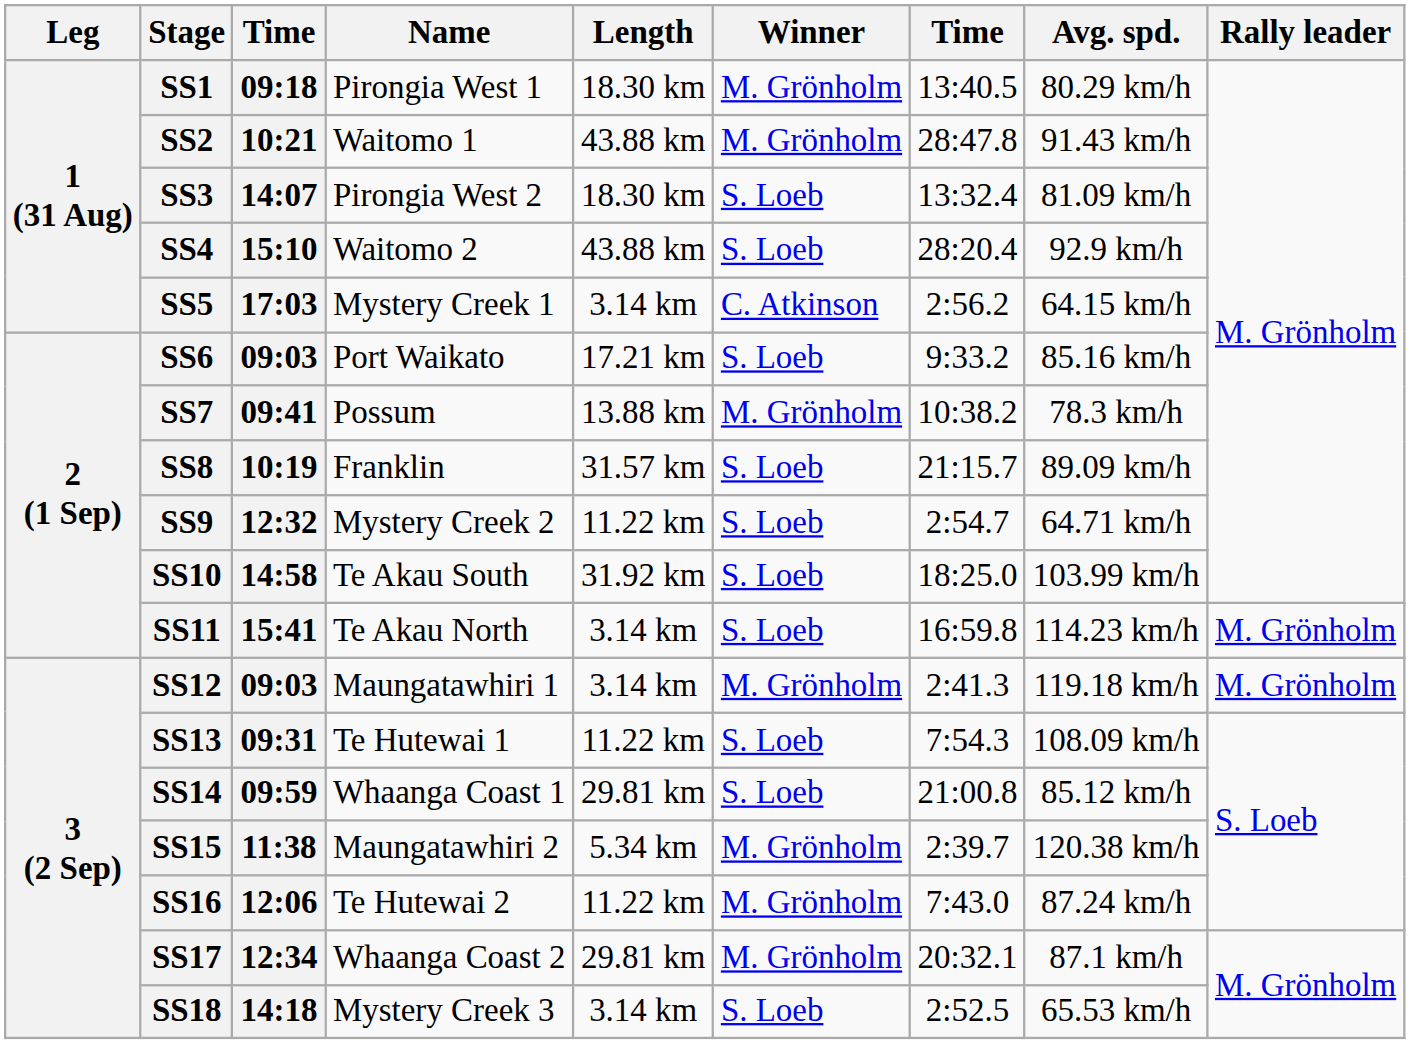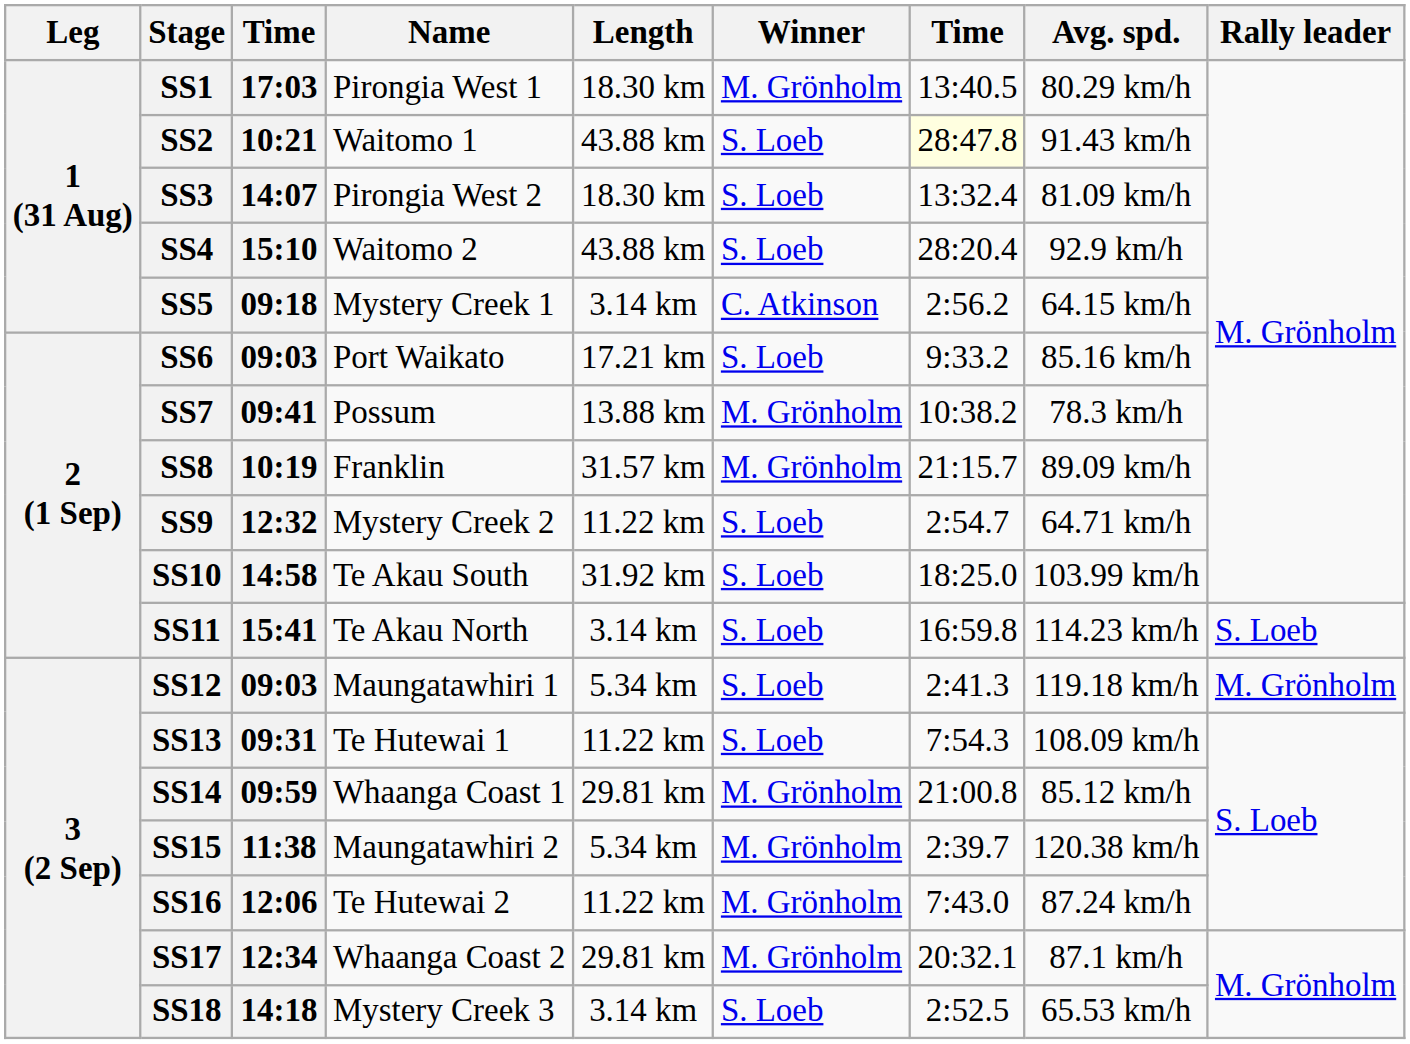(279, 86) 09:18 -> (279, 86) 17:03
(812, 140) M. Grönholm -> (772, 140) S. Loeb
(967, 140) no background -> (967, 140) lightyellow background
(279, 304) 17:03 -> (279, 304) 09:18
(772, 467) S. Loeb -> (812, 467) M. Grönholm
(1306, 630) M. Grönholm -> (1266, 630) S. Loeb
(643, 684) 3.14 km -> (643, 684) 5.34 km
(812, 684) M. Grönholm -> (772, 684) S. Loeb
(772, 793) S. Loeb -> (812, 793) M. Grönholm
